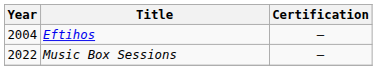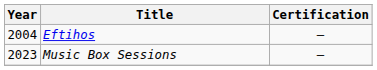(22, 55) 2022 -> (22, 55) 2023
